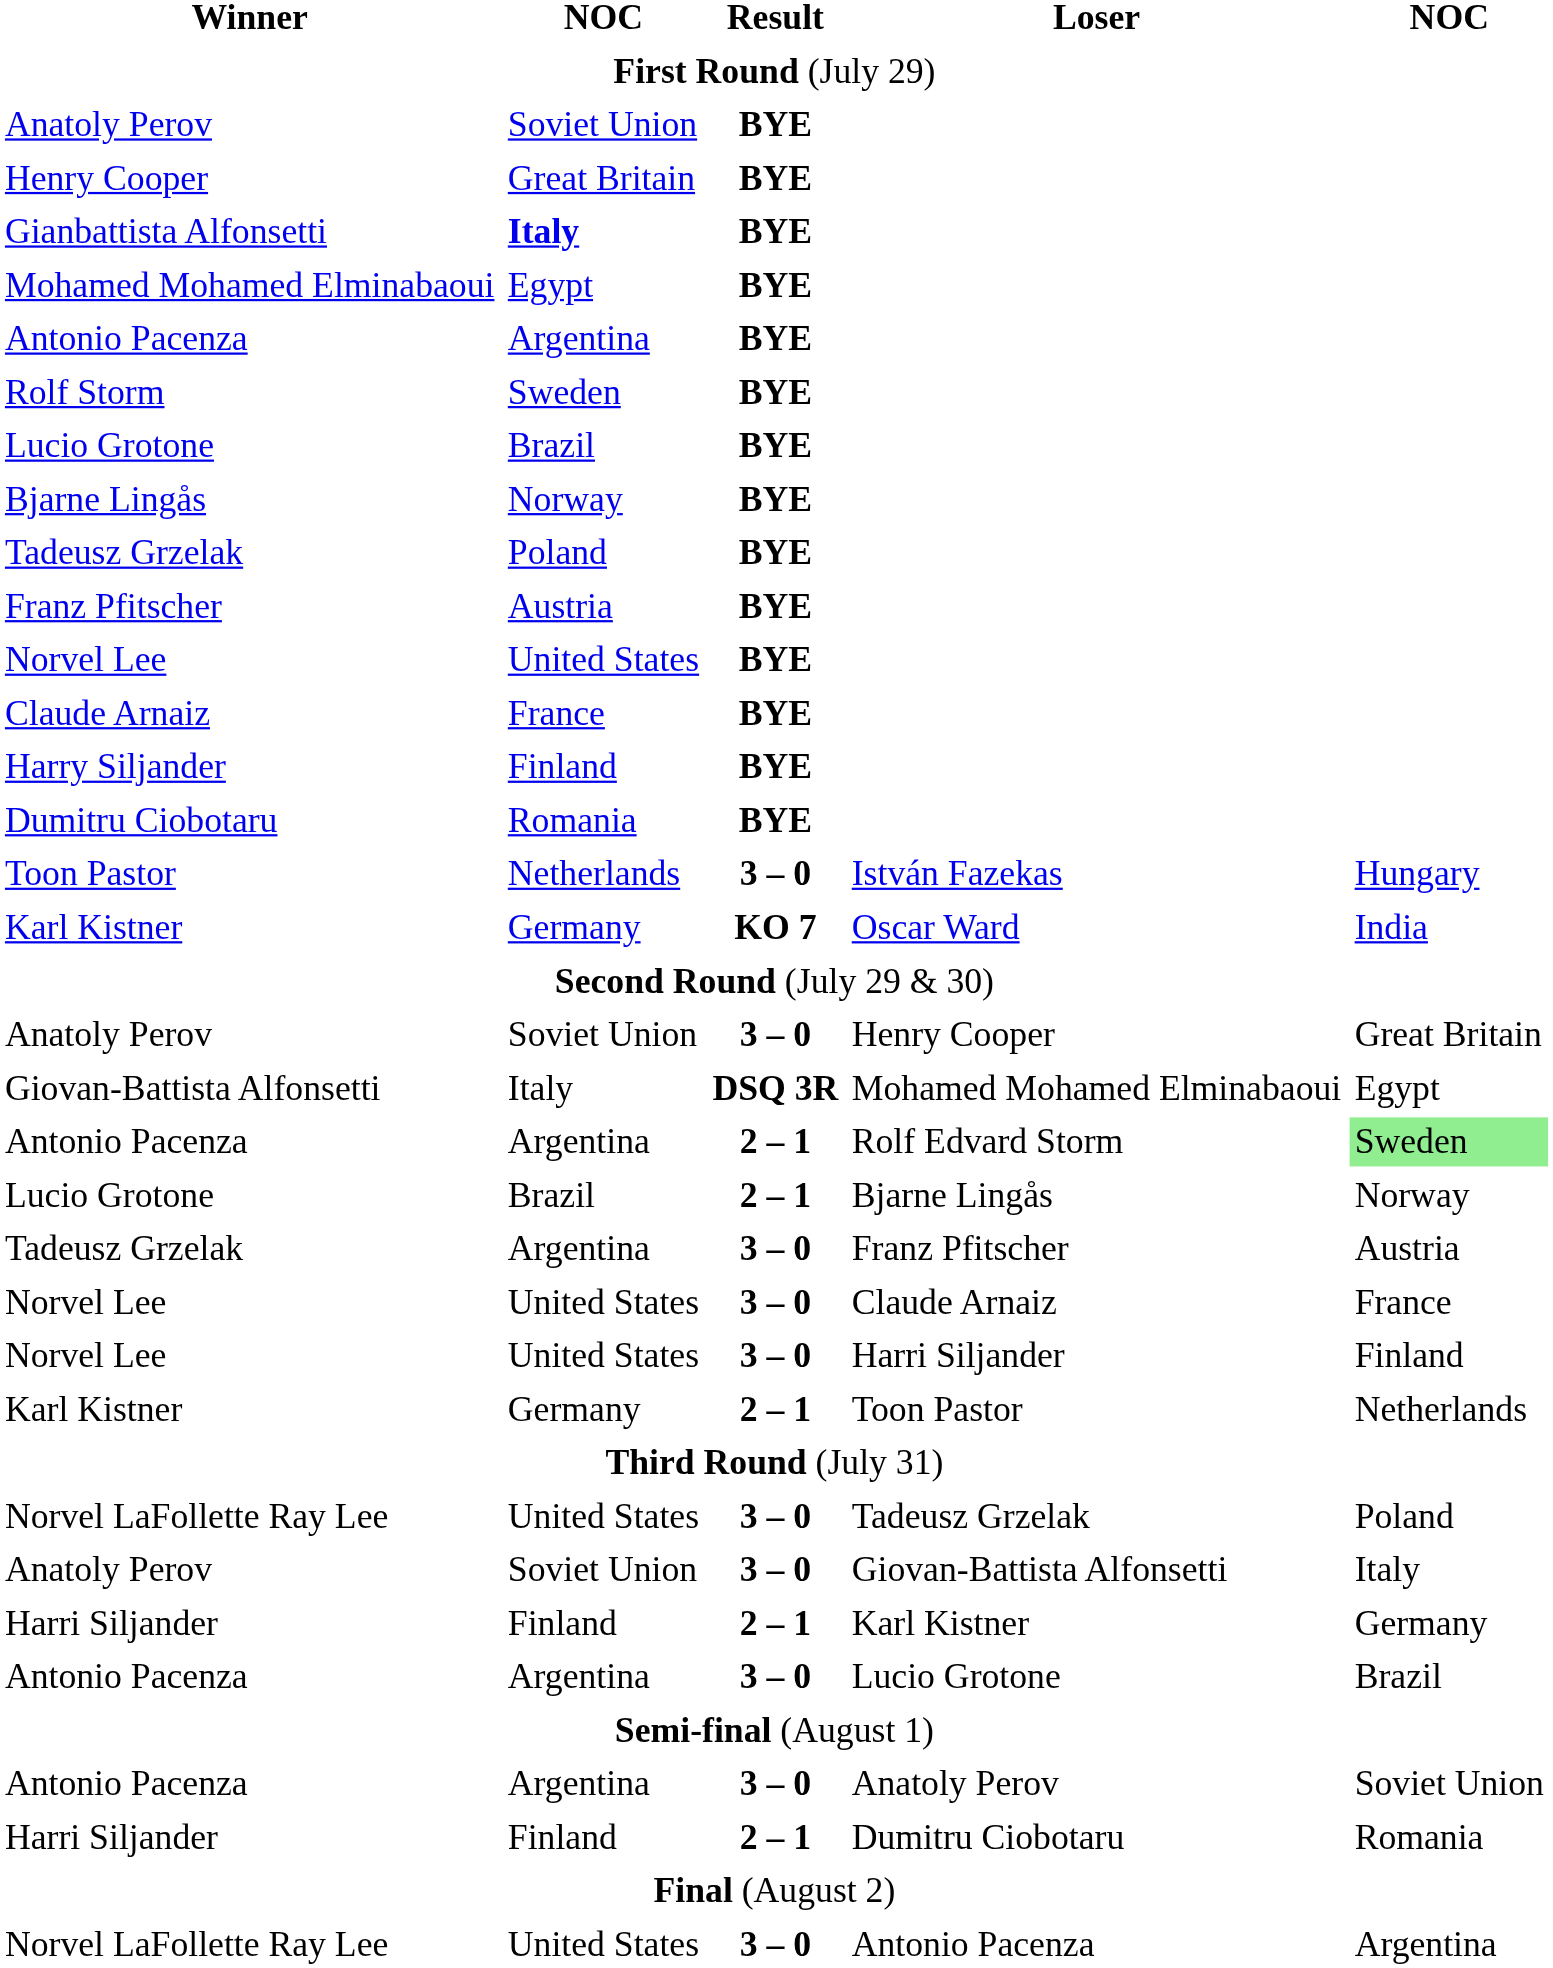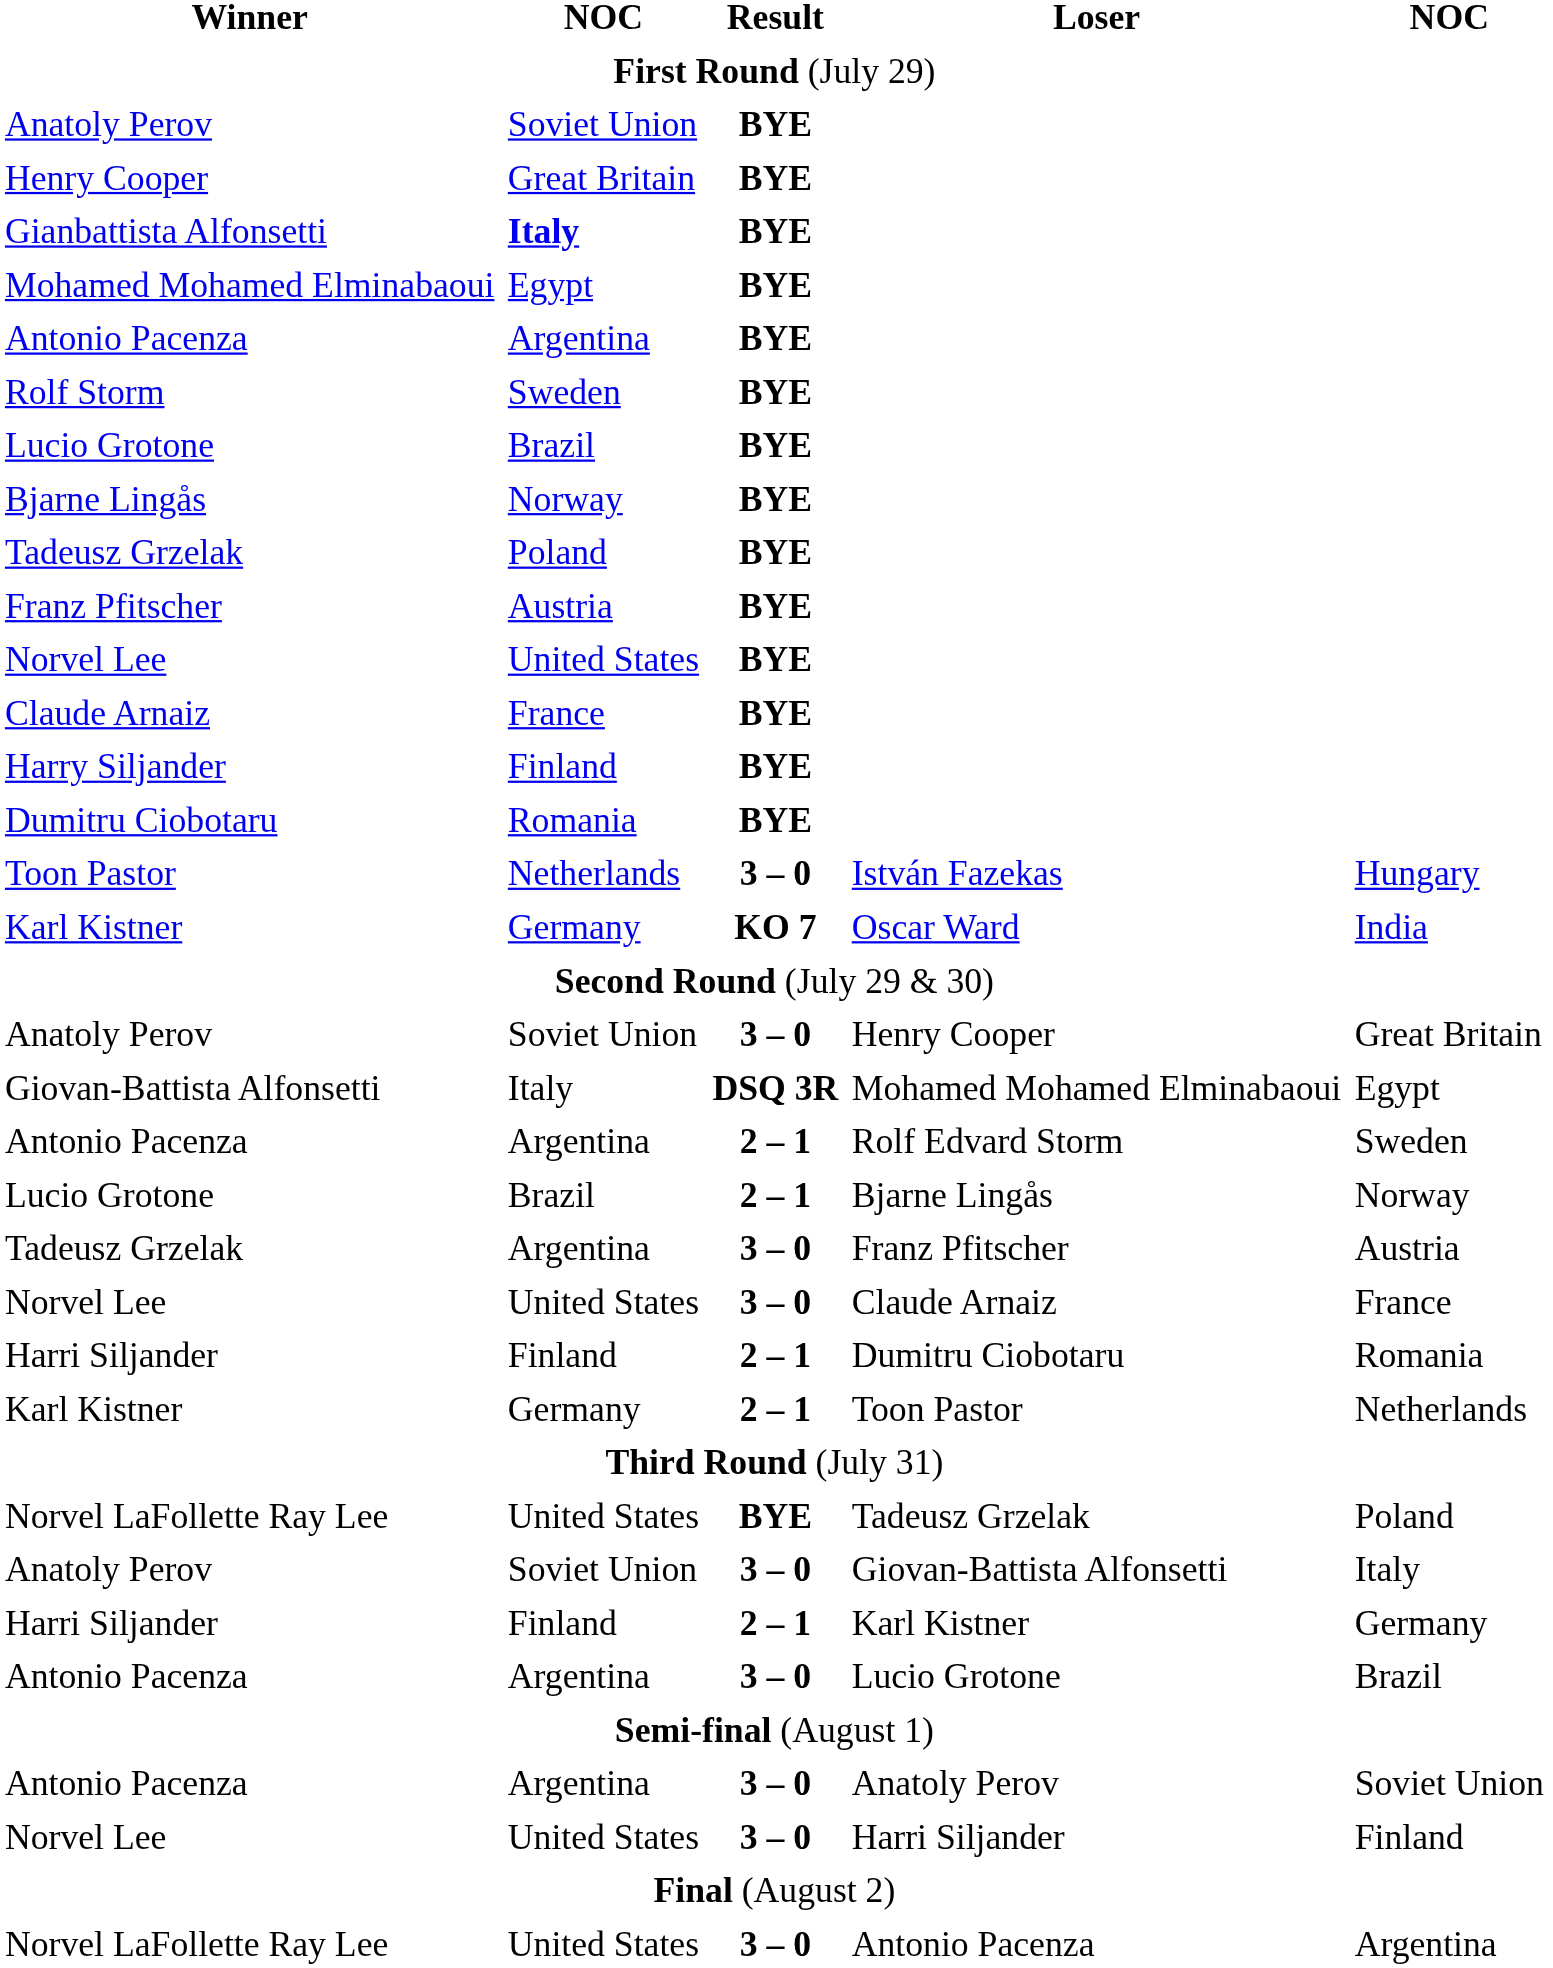(1411, 1141) lightgreen background -> (1411, 1141) no background
rows swapped: (111, 1837) <-> (86, 1355)
(775, 1515) 3 – 0 -> (775, 1515) BYE
